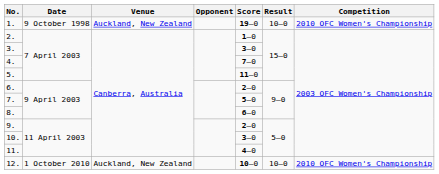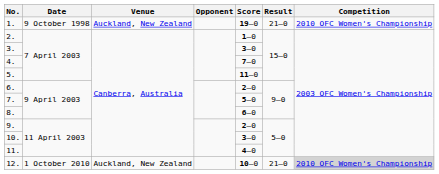(278, 23) 10–0 -> (278, 23) 21–0
(278, 163) 10–0 -> (278, 163) 21–0
(364, 163) no background -> (364, 163) lightgrey background
